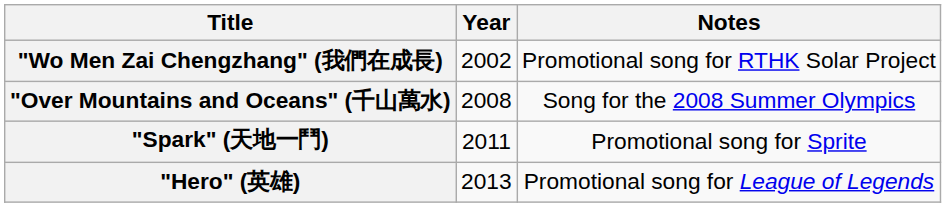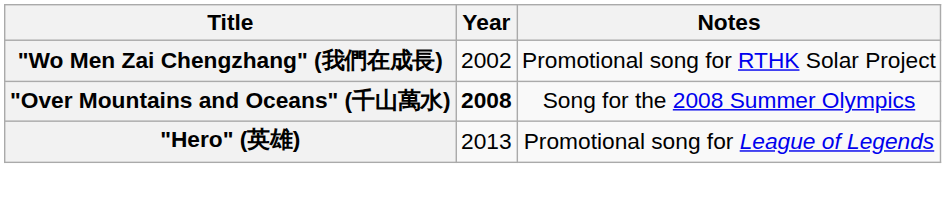(486, 100) normal -> (486, 100) bold
- row: (230, 140)
